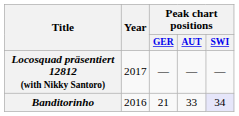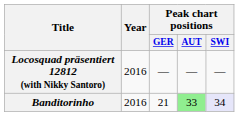(135, 72) 2017 -> (135, 72) 2016
(192, 102) no background -> (192, 102) lightgreen background
